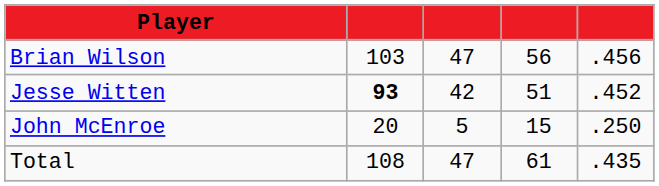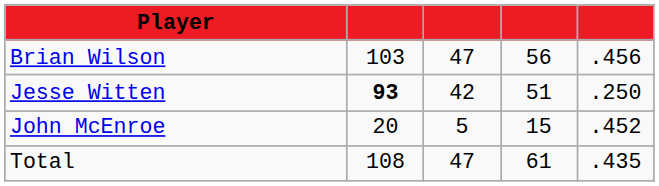(615, 93) .452 -> (615, 93) .250
(615, 128) .250 -> (615, 128) .452
